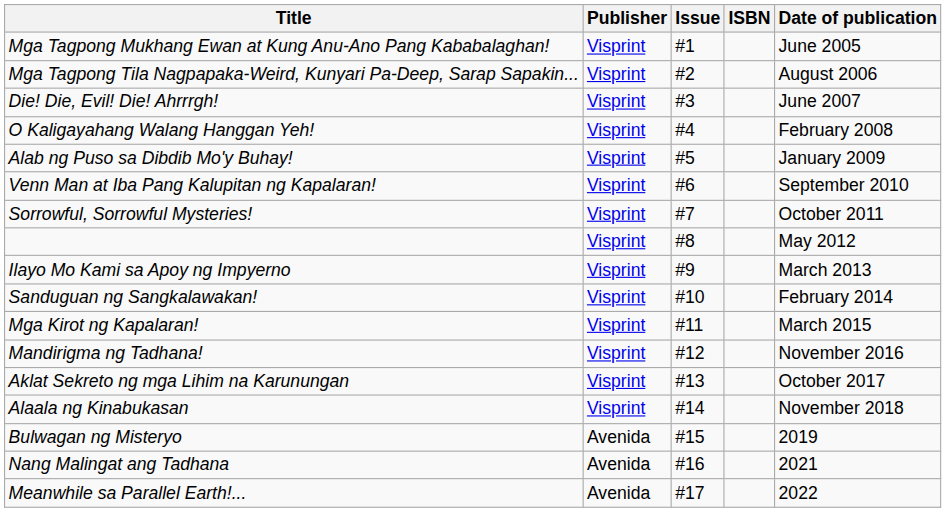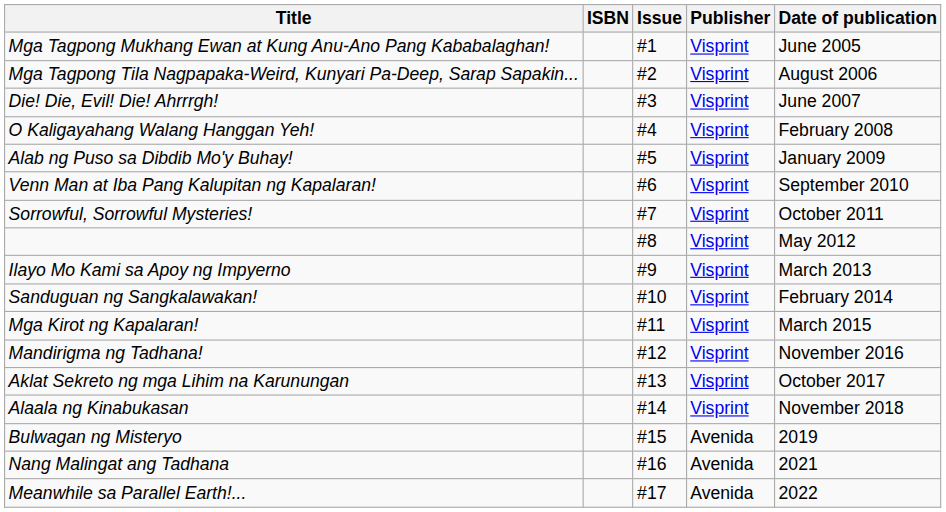columns swapped: (627, 18) <-> (749, 18)
